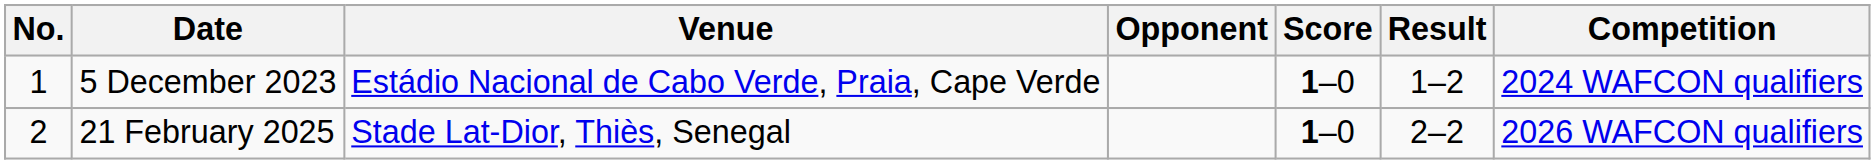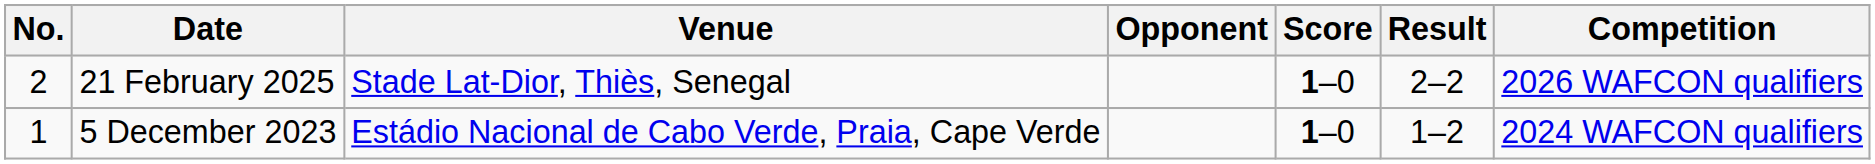rows swapped: (208, 81) <-> (207, 132)
